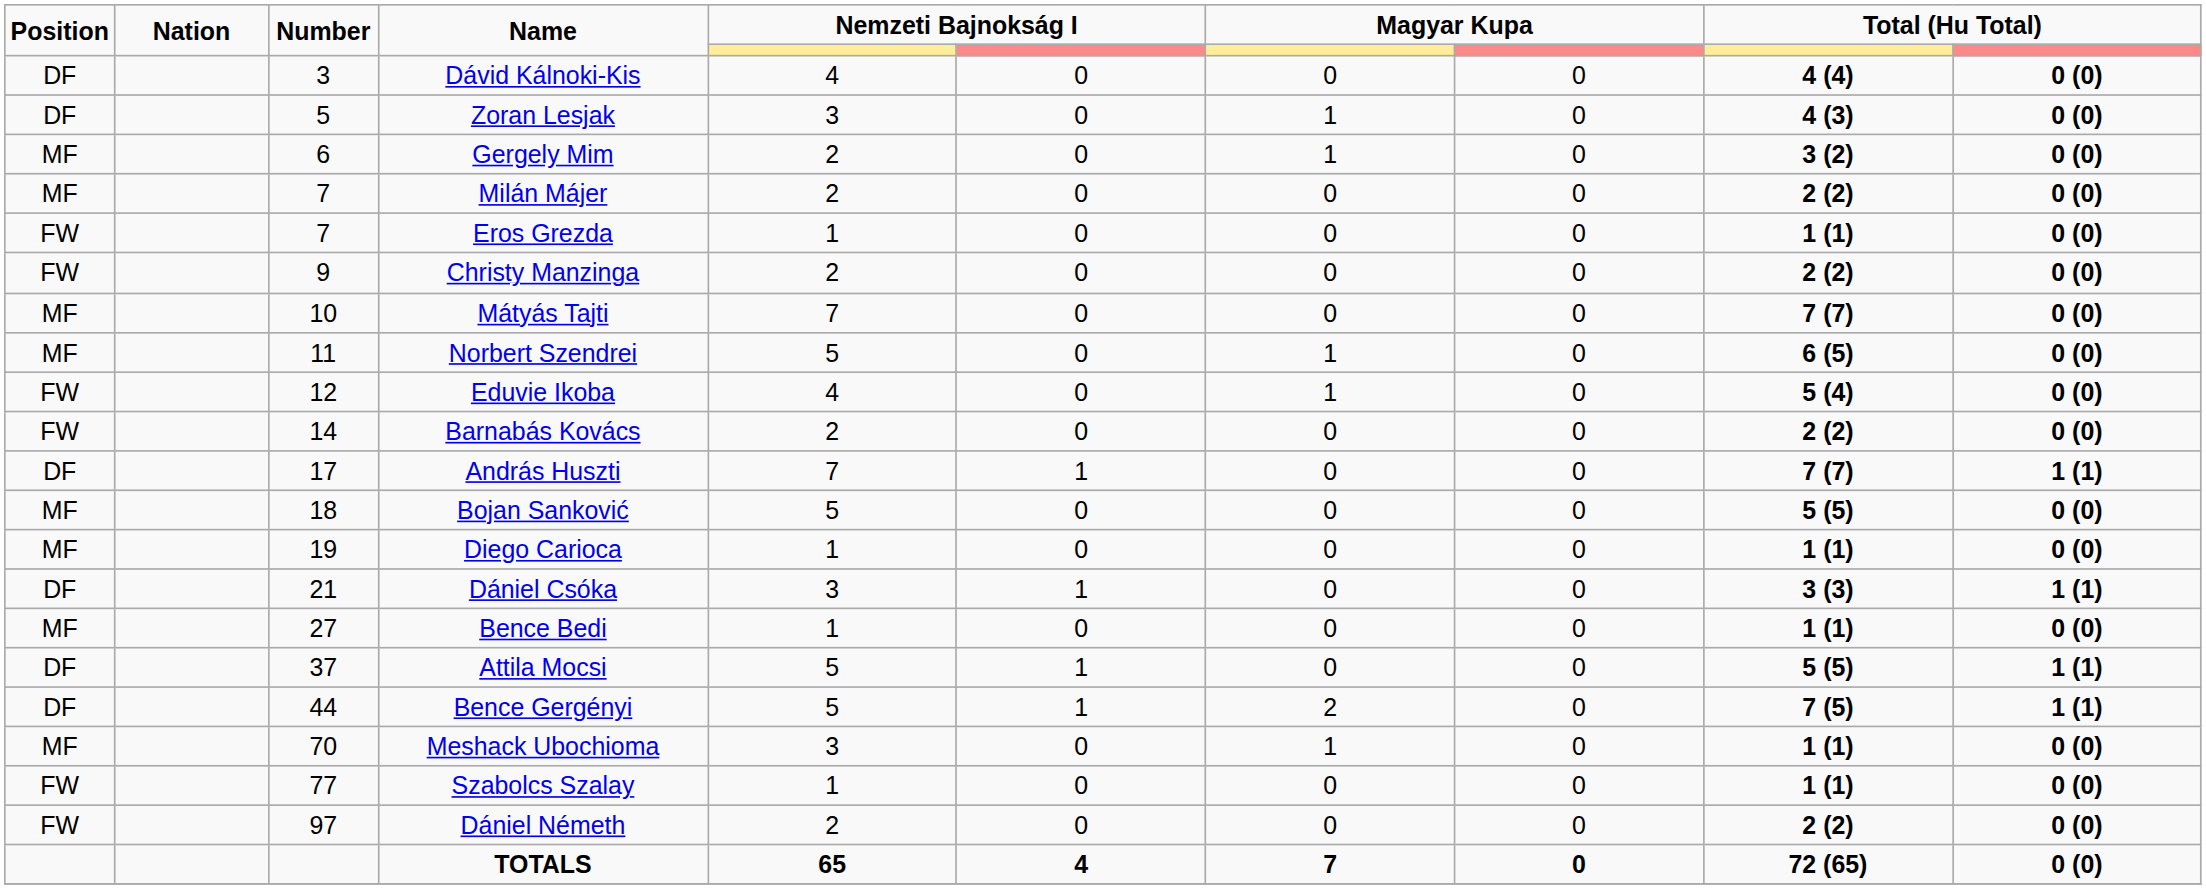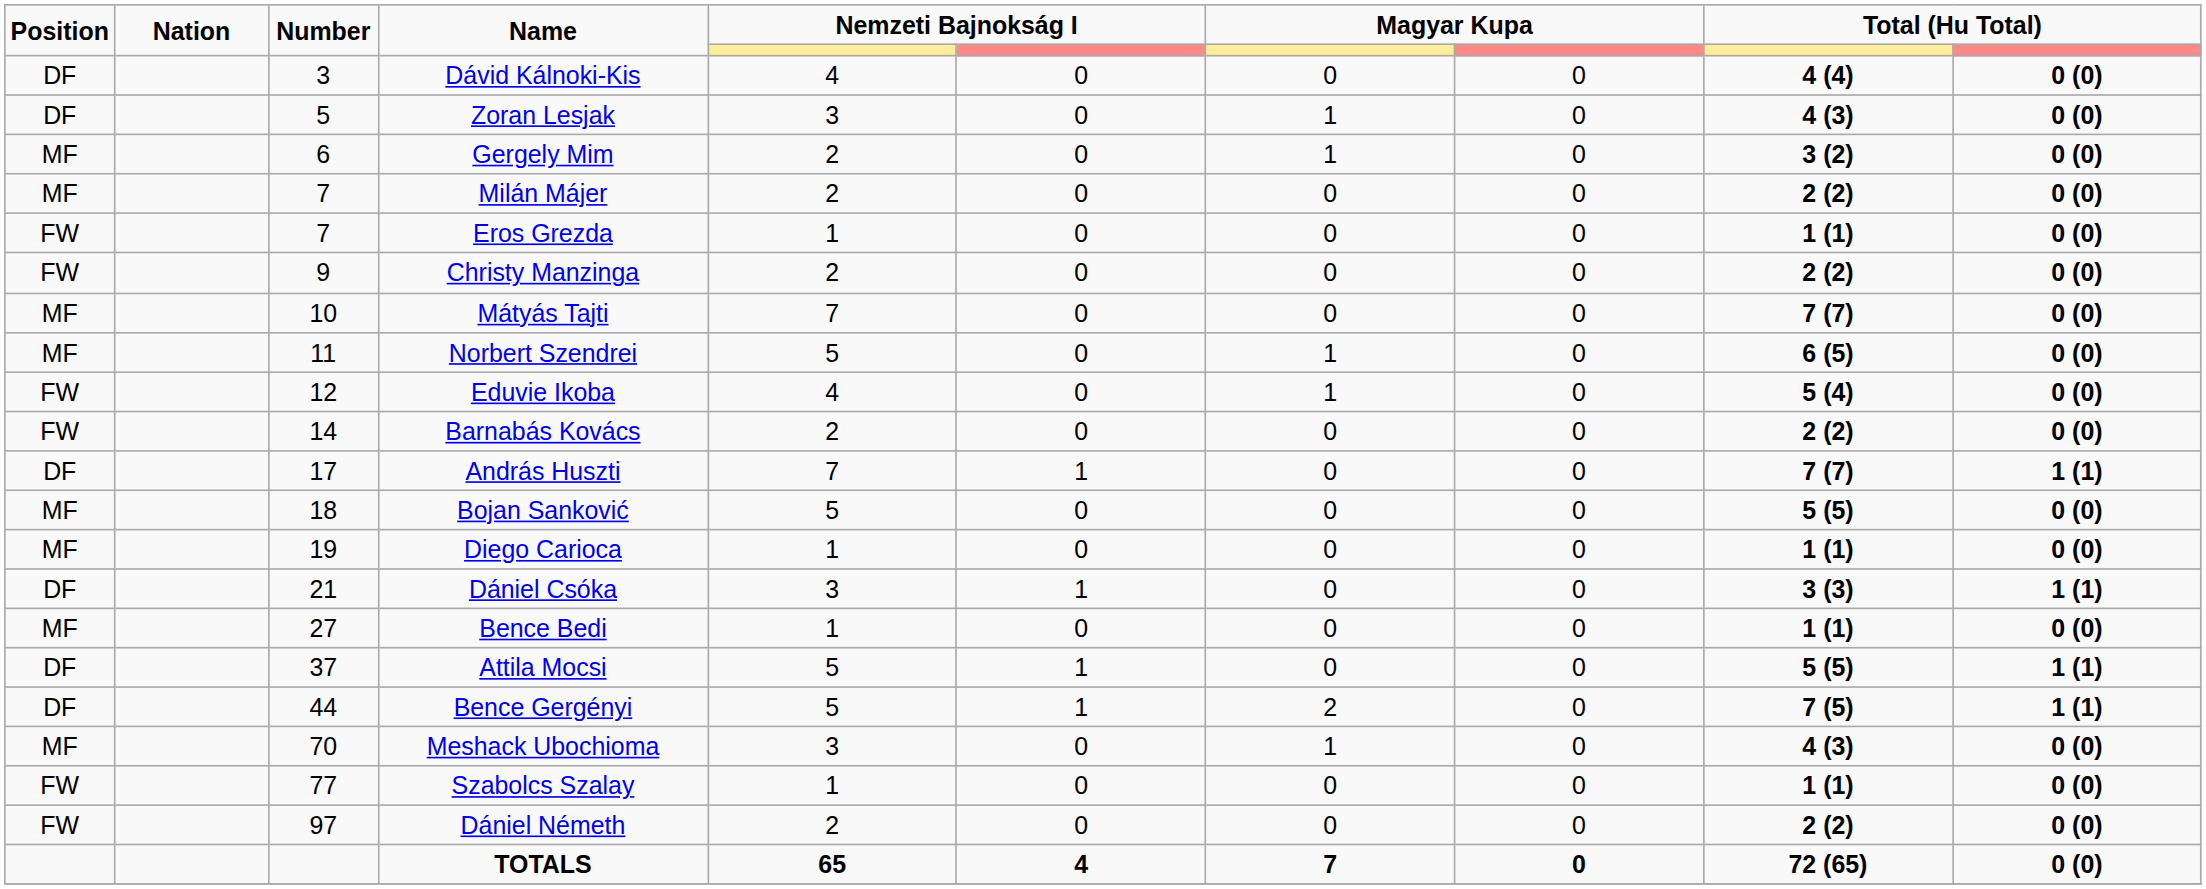(1828, 747) 1 (1) -> (1828, 747) 4 (3)
